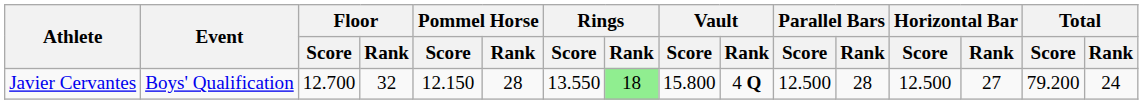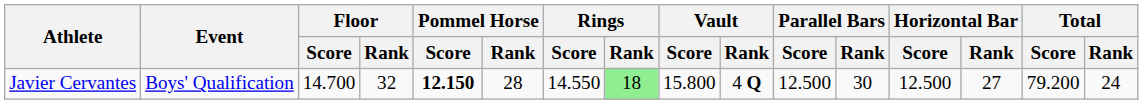(329, 83) 12.700 -> (329, 83) 14.700
(448, 83) normal -> (448, 83) bold
(574, 83) 13.550 -> (574, 83) 14.550
(863, 83) 28 -> (863, 83) 30
